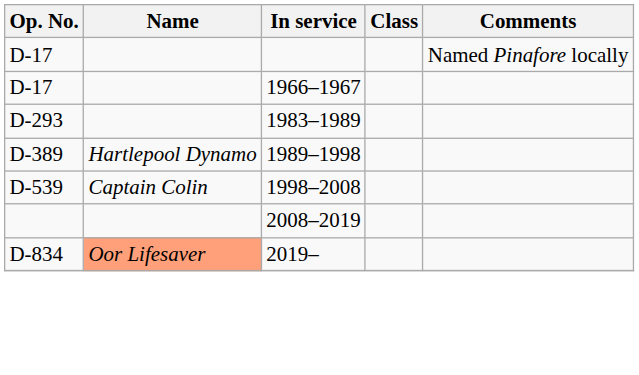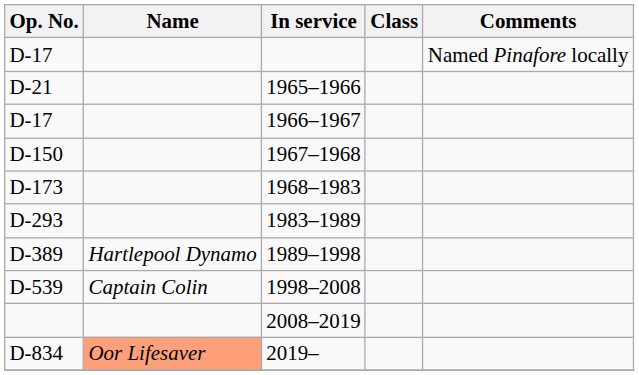+ row: (31, 87)
+ row: (36, 154)
+ row: (36, 187)
